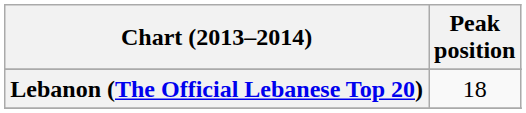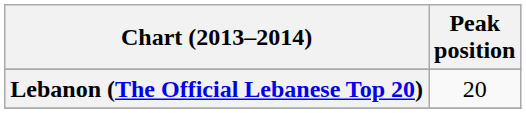(475, 88) 18 -> (475, 88) 20
